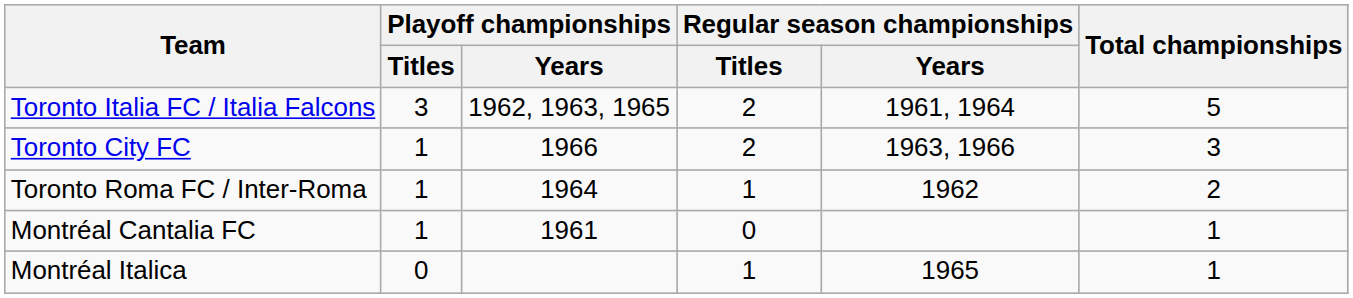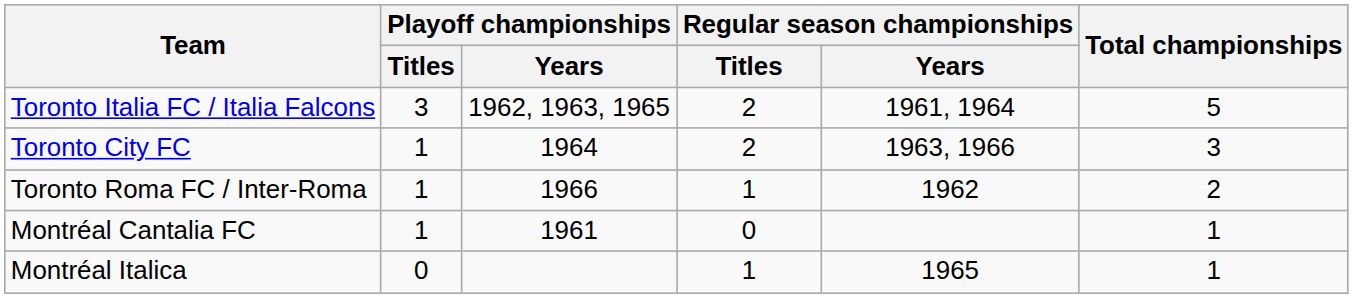(569, 148) 1966 -> (569, 148) 1964
(569, 189) 1964 -> (569, 189) 1966
